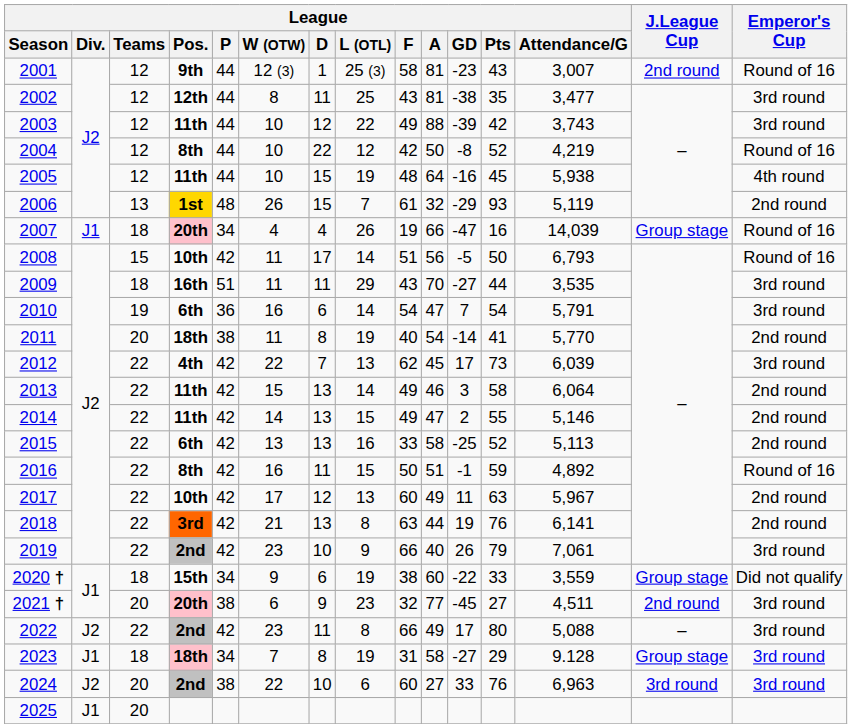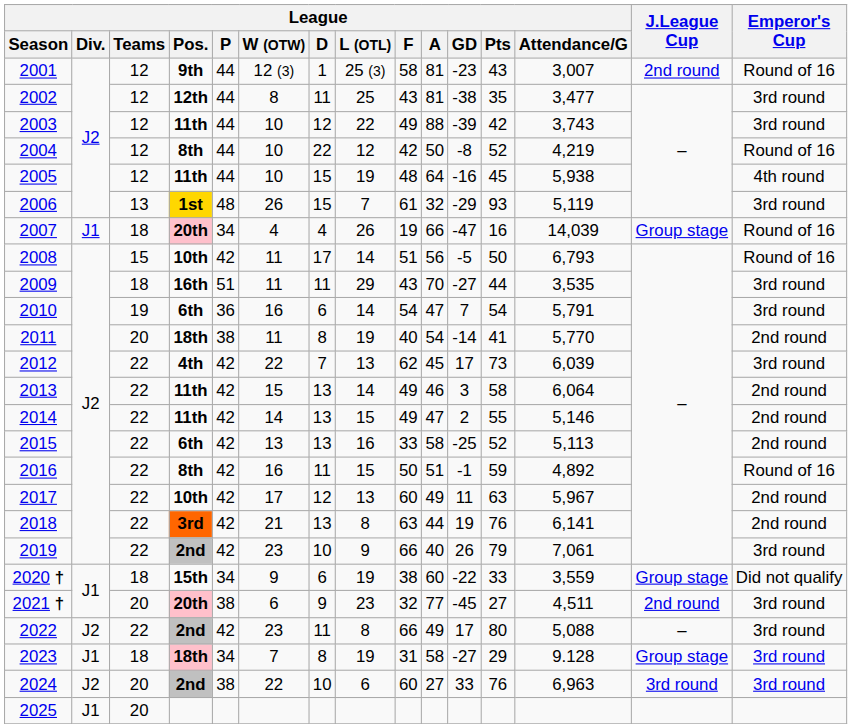(789, 204) 2nd round -> (789, 204) 3rd round
